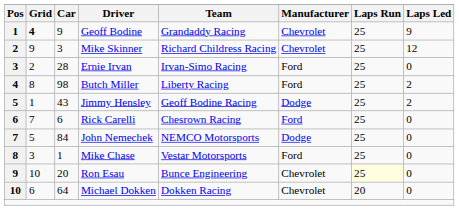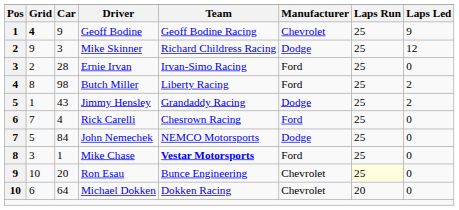(203, 31) Grandaddy Racing -> (209, 31) Geoff Bodine Racing
(303, 48) Chevrolet -> (296, 48) Dodge
(209, 102) Geoff Bodine Racing -> (203, 102) Grandaddy Racing
(60, 119) 6 -> (60, 119) 4
(204, 155) normal -> (208, 155) bold
